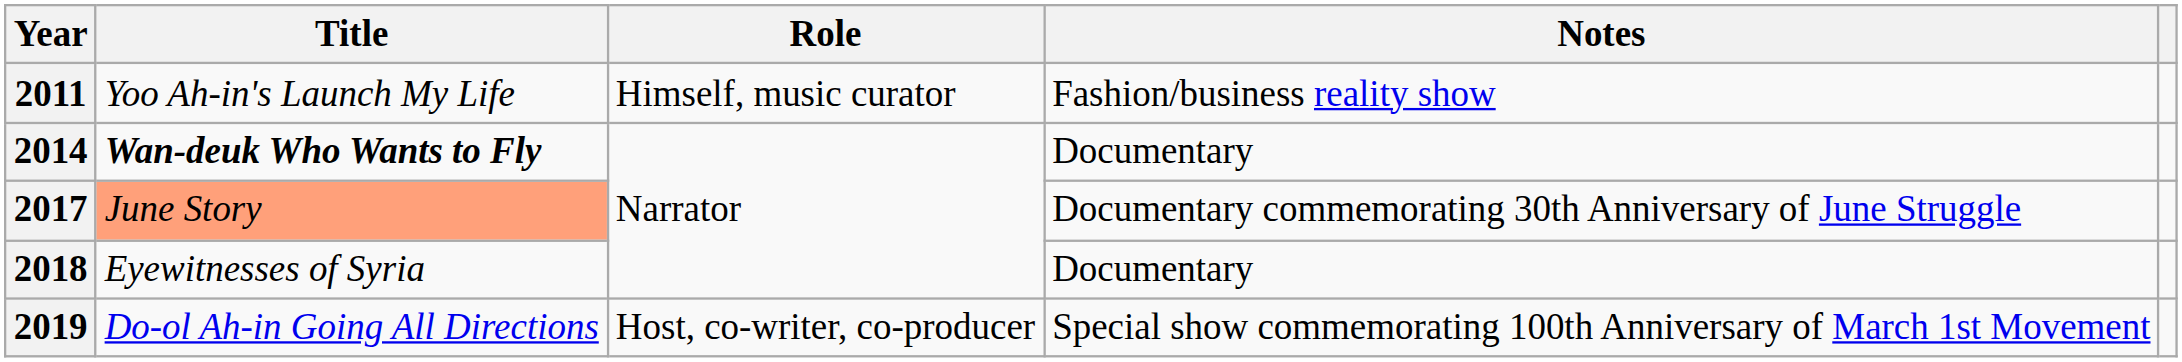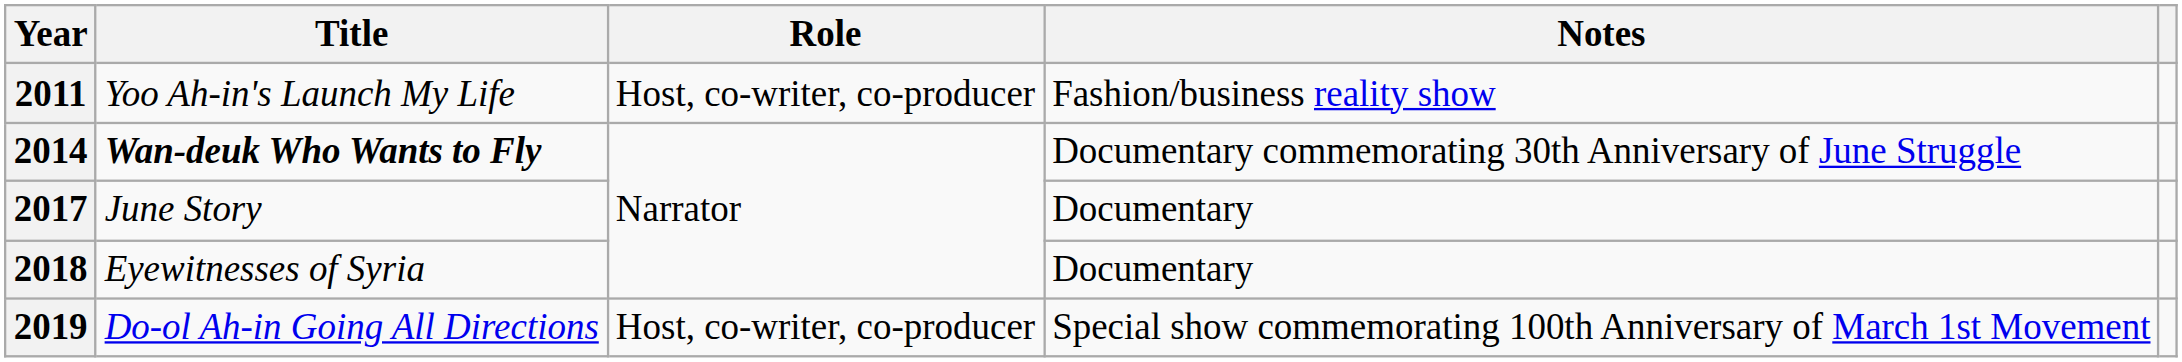(786, 92) Himself, music curator -> (825, 92) Host, co-writer, co-producer
(1153, 151) Documentary -> (1537, 151) Documentary commemorating 30th Anniversary of June Struggle
(183, 209) lightsalmon background -> (183, 209) no background
(1537, 209) Documentary commemorating 30th Anniversary of June Struggle -> (1153, 209) Documentary
